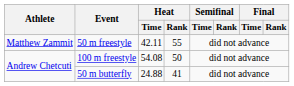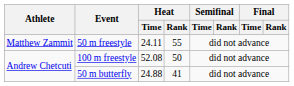(151, 43) 42.11 -> (151, 43) 24.11
(151, 58) 54.08 -> (151, 58) 52.08
